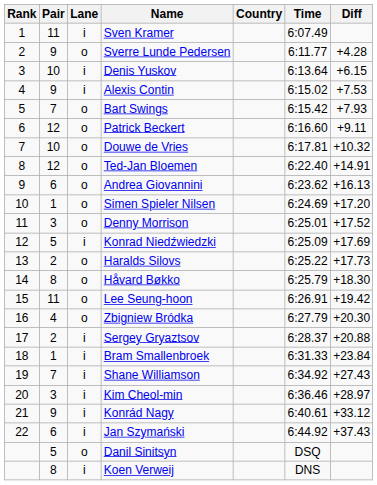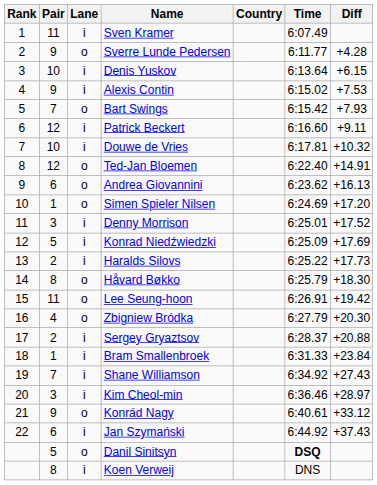(84, 128) o -> (84, 128) i
(84, 147) o -> (84, 147) i
(84, 223) o -> (84, 223) i
(84, 261) o -> (84, 261) i
(84, 413) i -> (84, 413) o
(308, 451) normal -> (308, 451) bold
